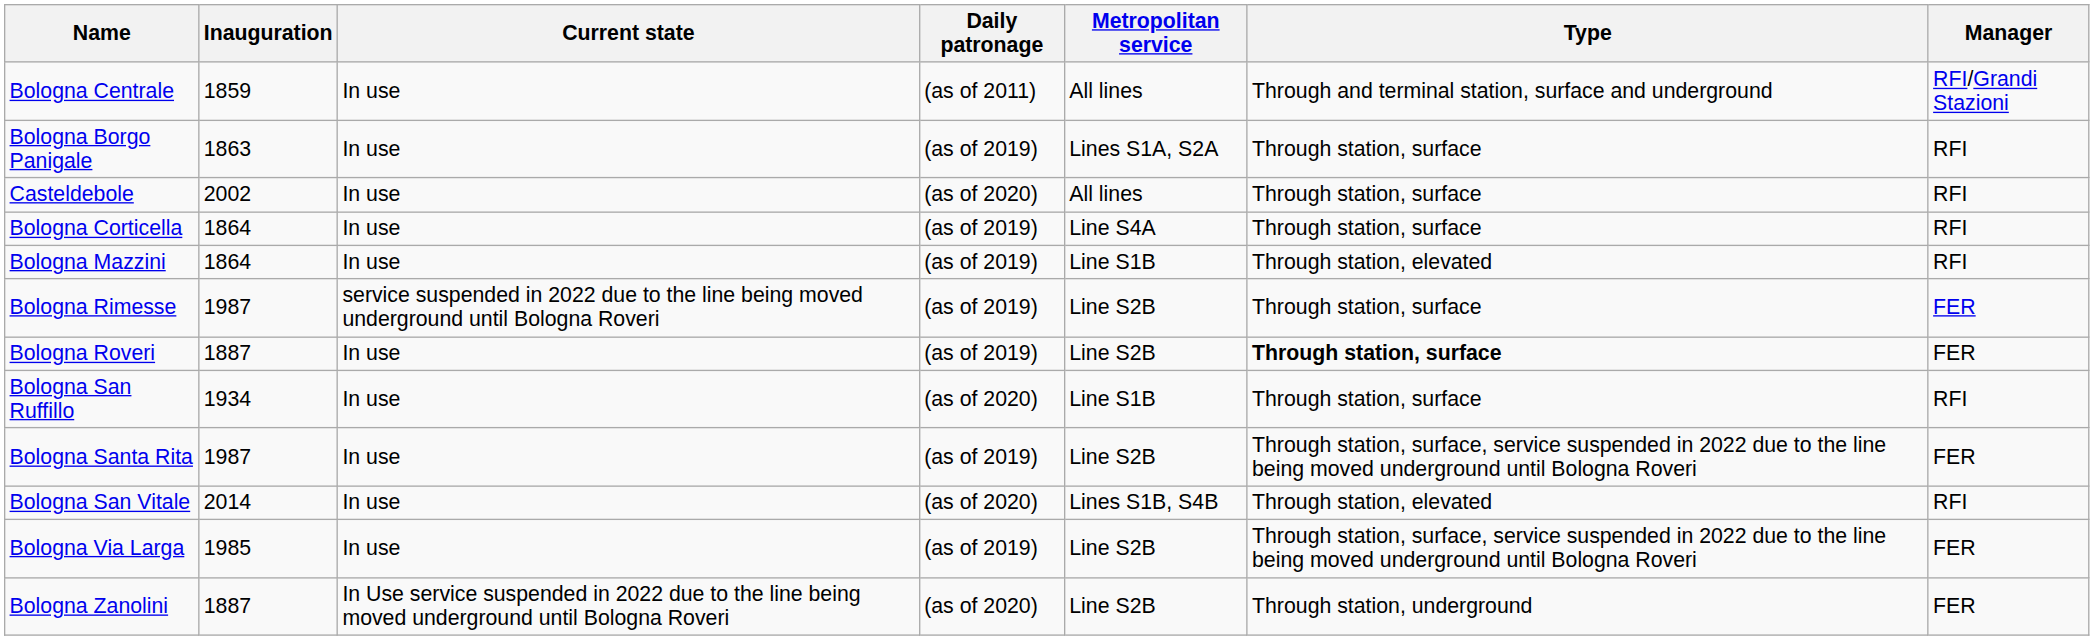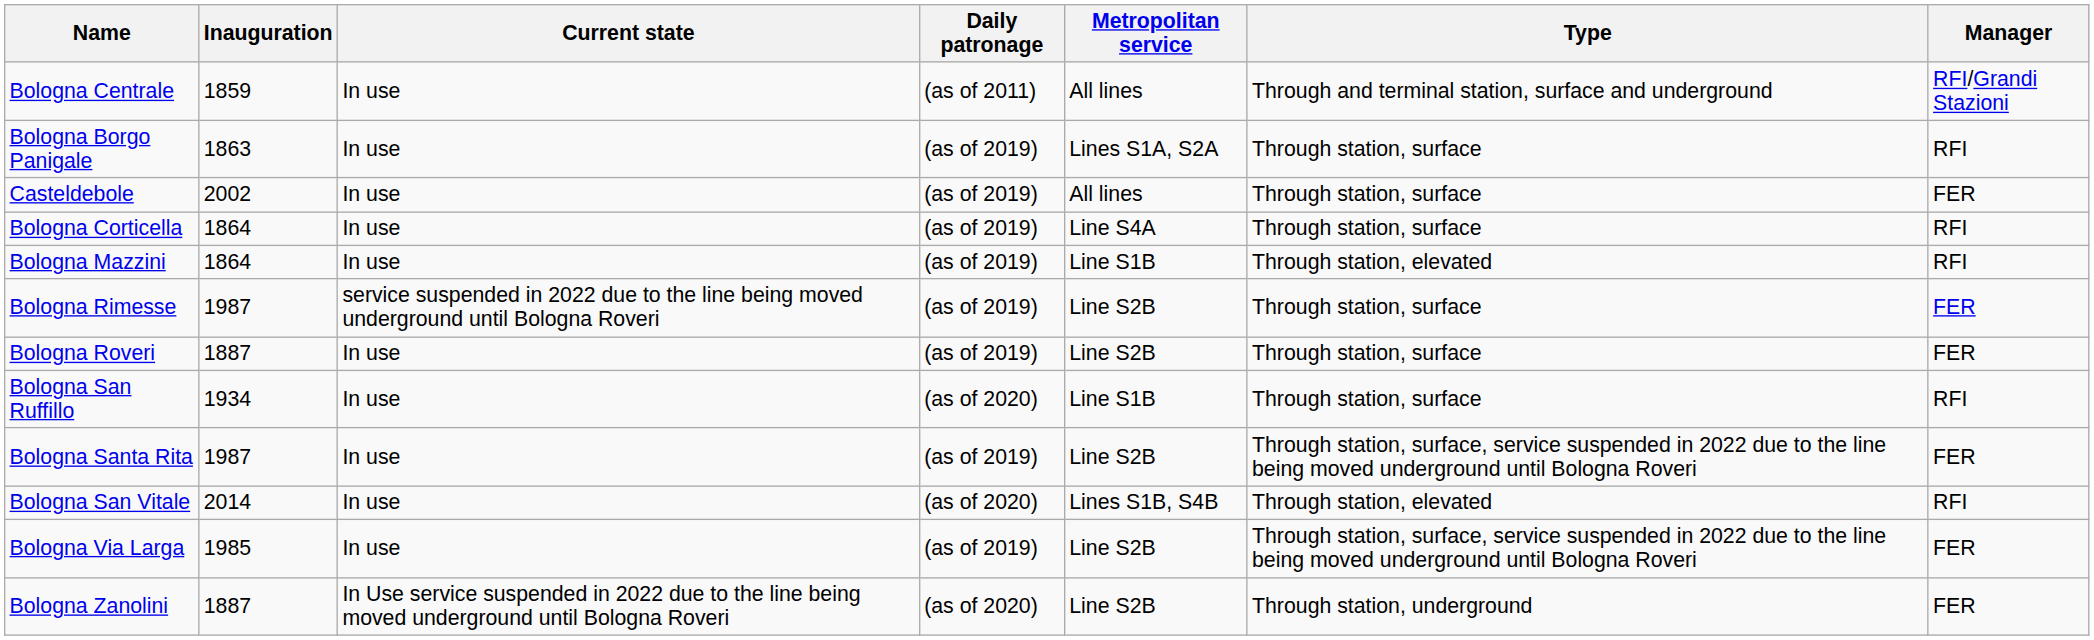(981, 194) (as of 2020) -> (981, 194) (as of 2019)
(1950, 194) RFI -> (1954, 194) FER
(1377, 353) bold -> (1367, 353) normal
